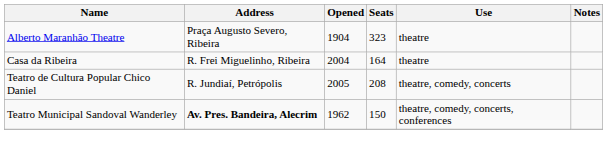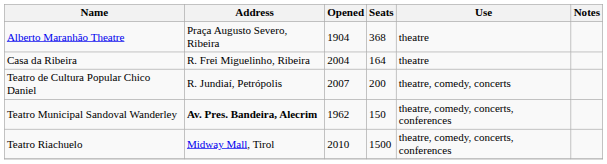(377, 36) 323 -> (377, 36) 368
(338, 84) 2005 -> (338, 84) 2007
(377, 84) 208 -> (377, 84) 200
+ row: (45, 144)
